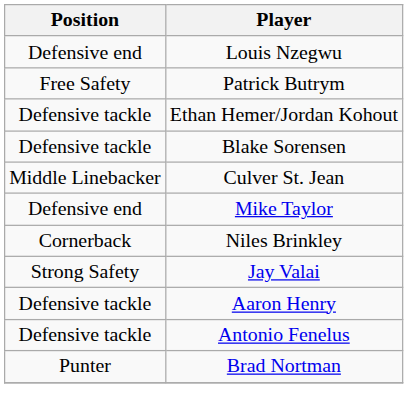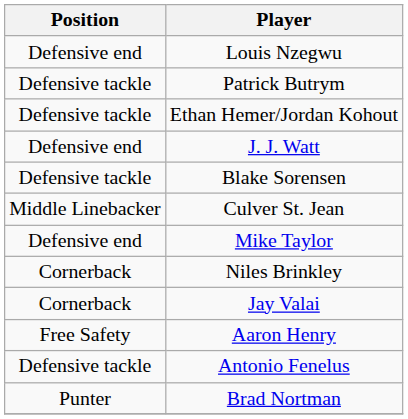(85, 83) Free Safety -> (85, 83) Defensive tackle
+ row: (284, 146)
(85, 271) Strong Safety -> (85, 303) Cornerback
(85, 303) Defensive tackle -> (85, 334) Free Safety
